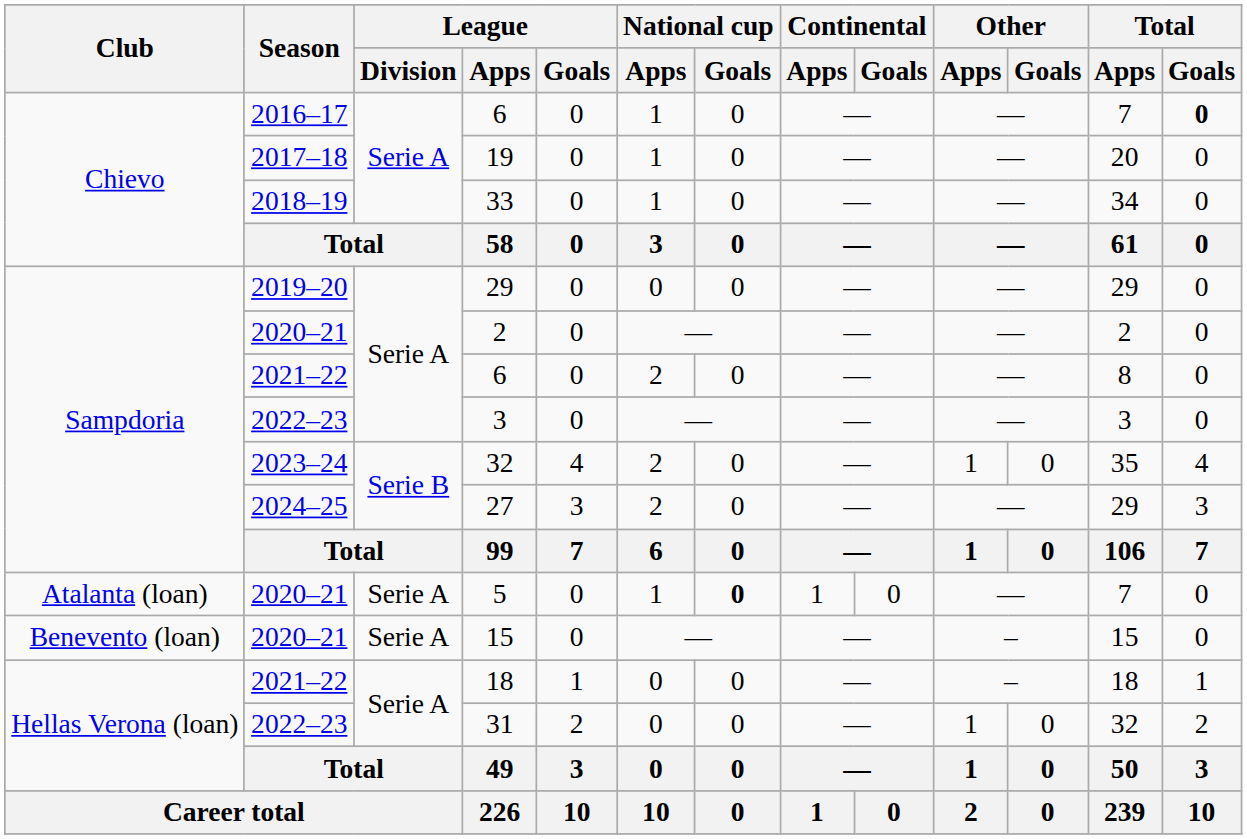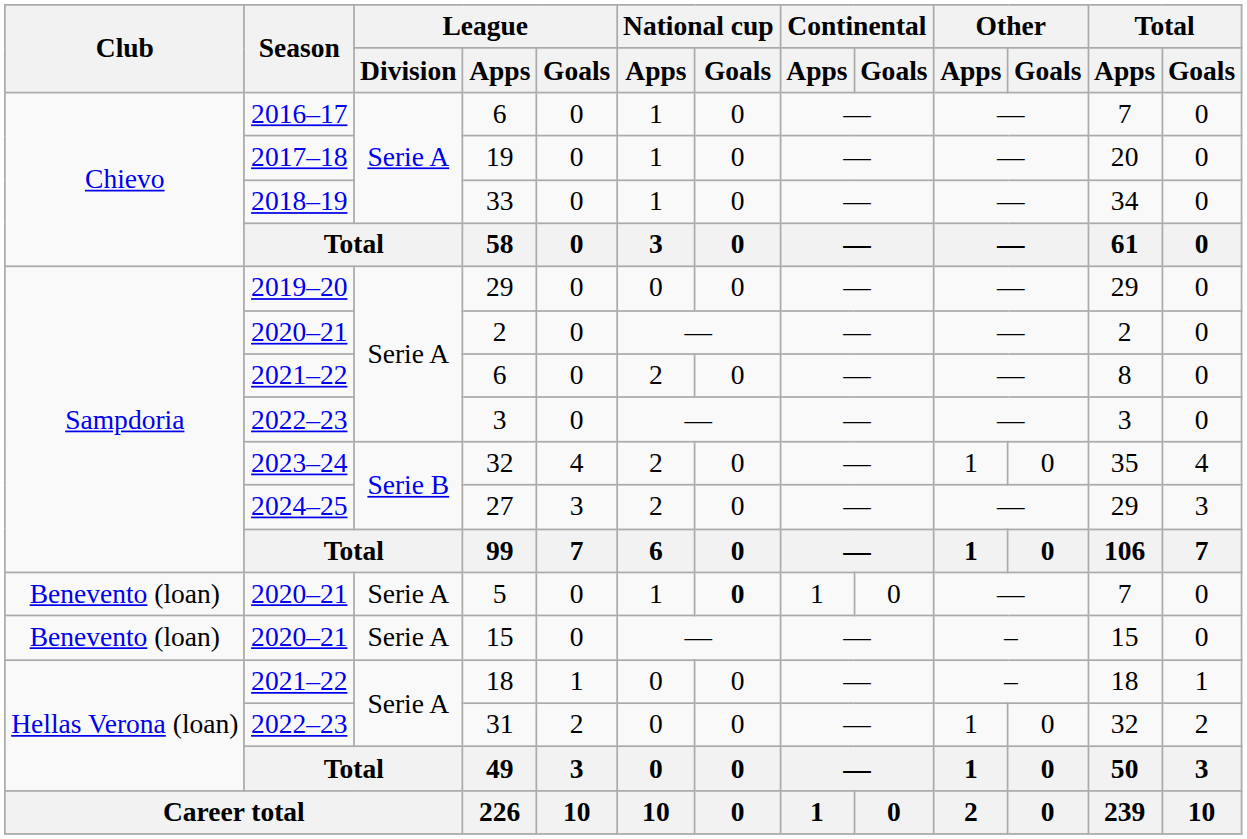(1202, 113) bold -> (1202, 113) normal
(125, 593) Atalanta (loan) -> (125, 593) Benevento (loan)
